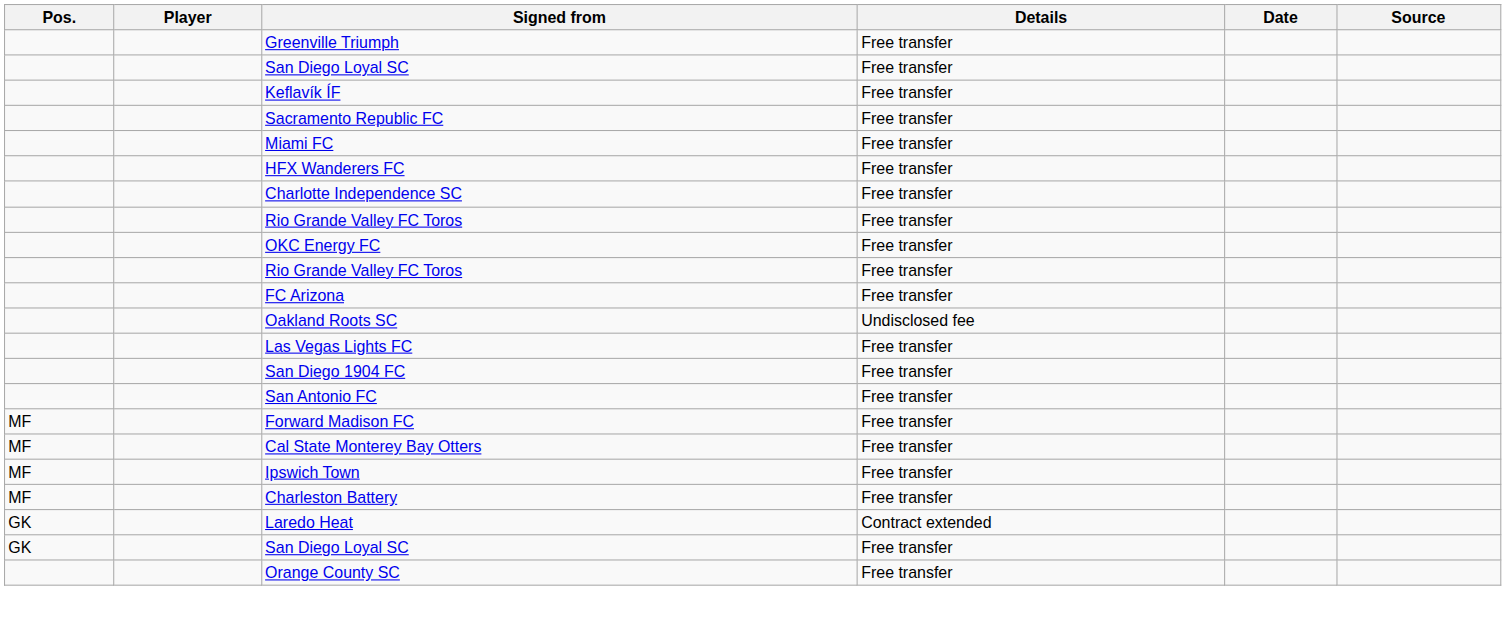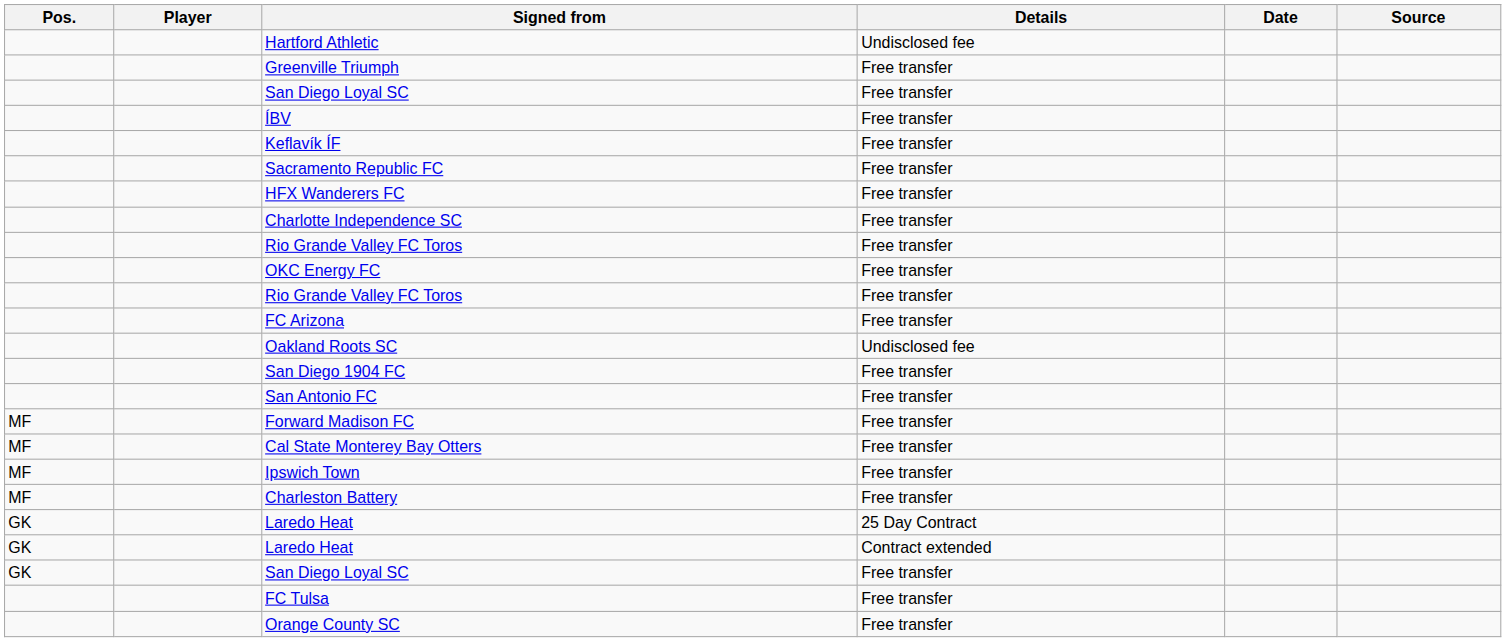+ row: (322, 43)
+ row: (278, 118)
- row: (299, 144)
- row: (339, 346)
+ row: (309, 523)
+ row: (297, 598)
